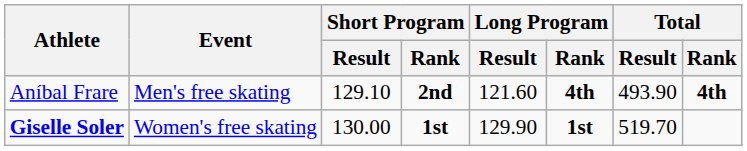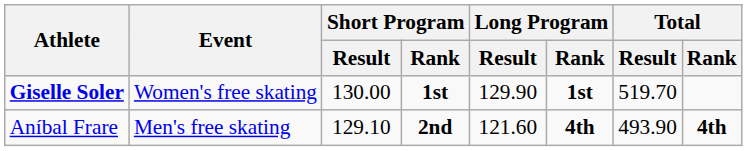rows swapped: (64, 92) <-> (67, 127)
